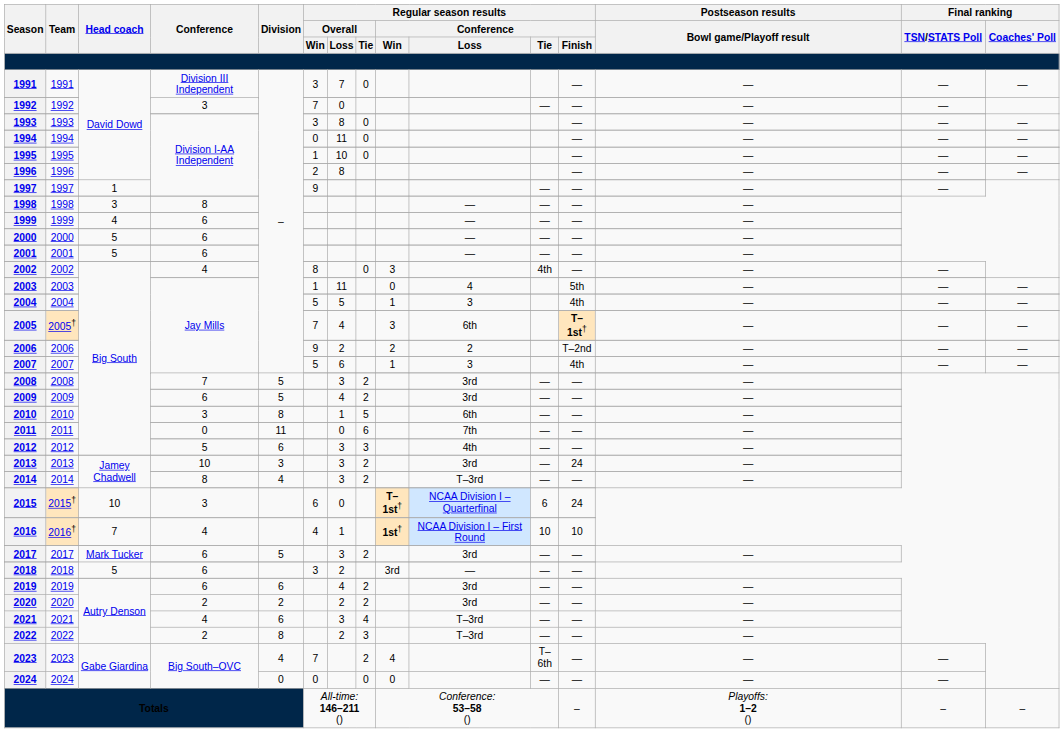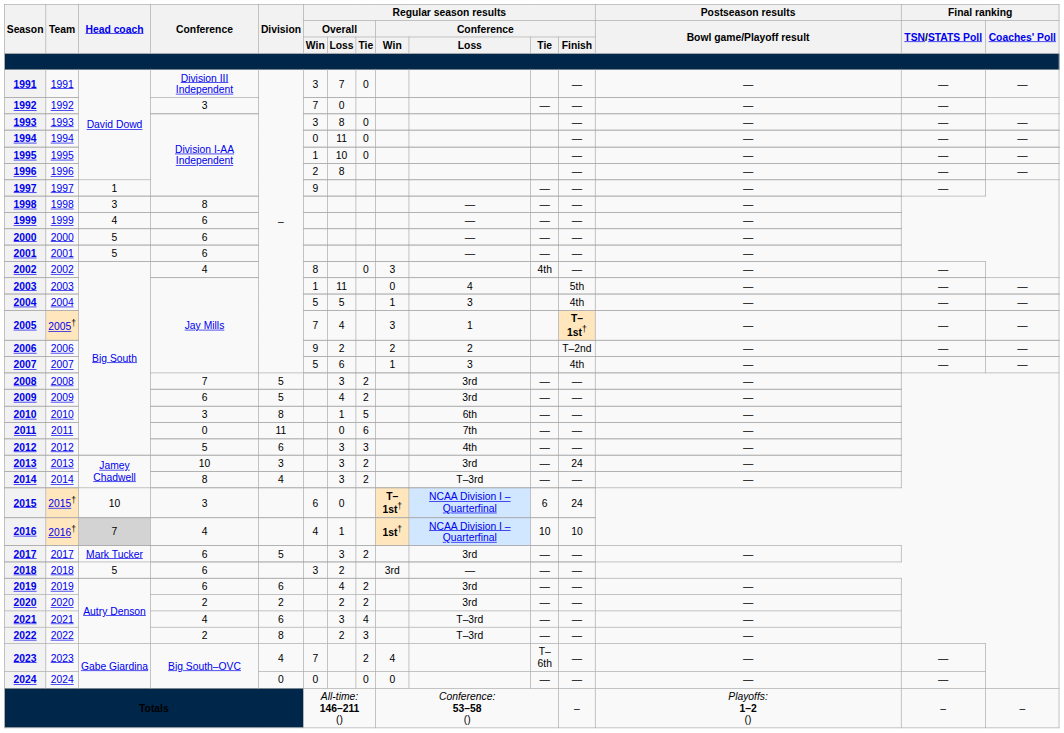(470, 326) 6th -> (470, 326) 1
(114, 532) no background -> (114, 532) lightgrey background
(470, 532) NCAA Division I – First Round -> (470, 532) NCAA Division I – Quarterfinal
